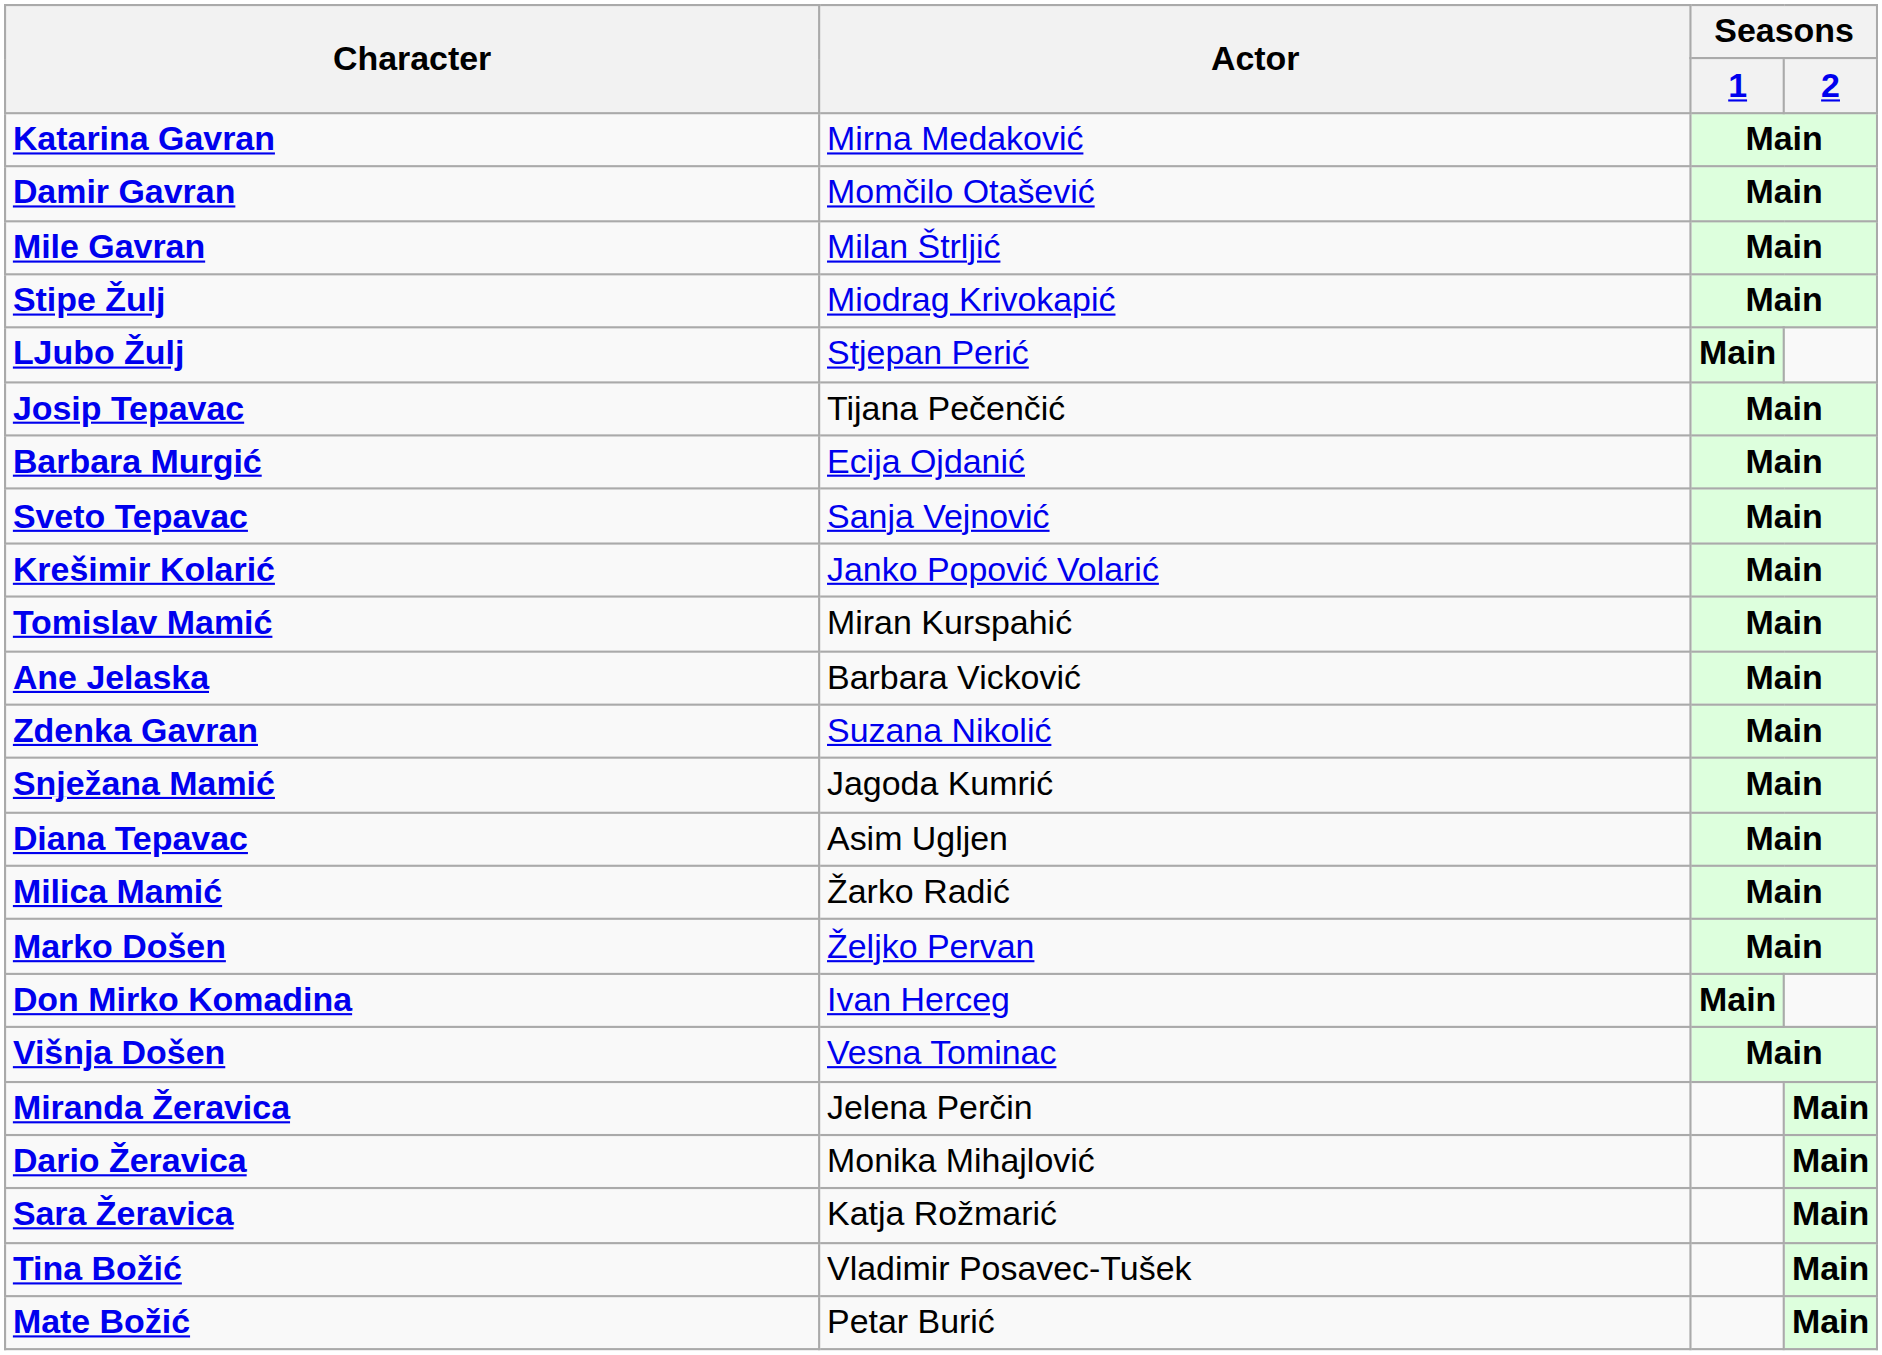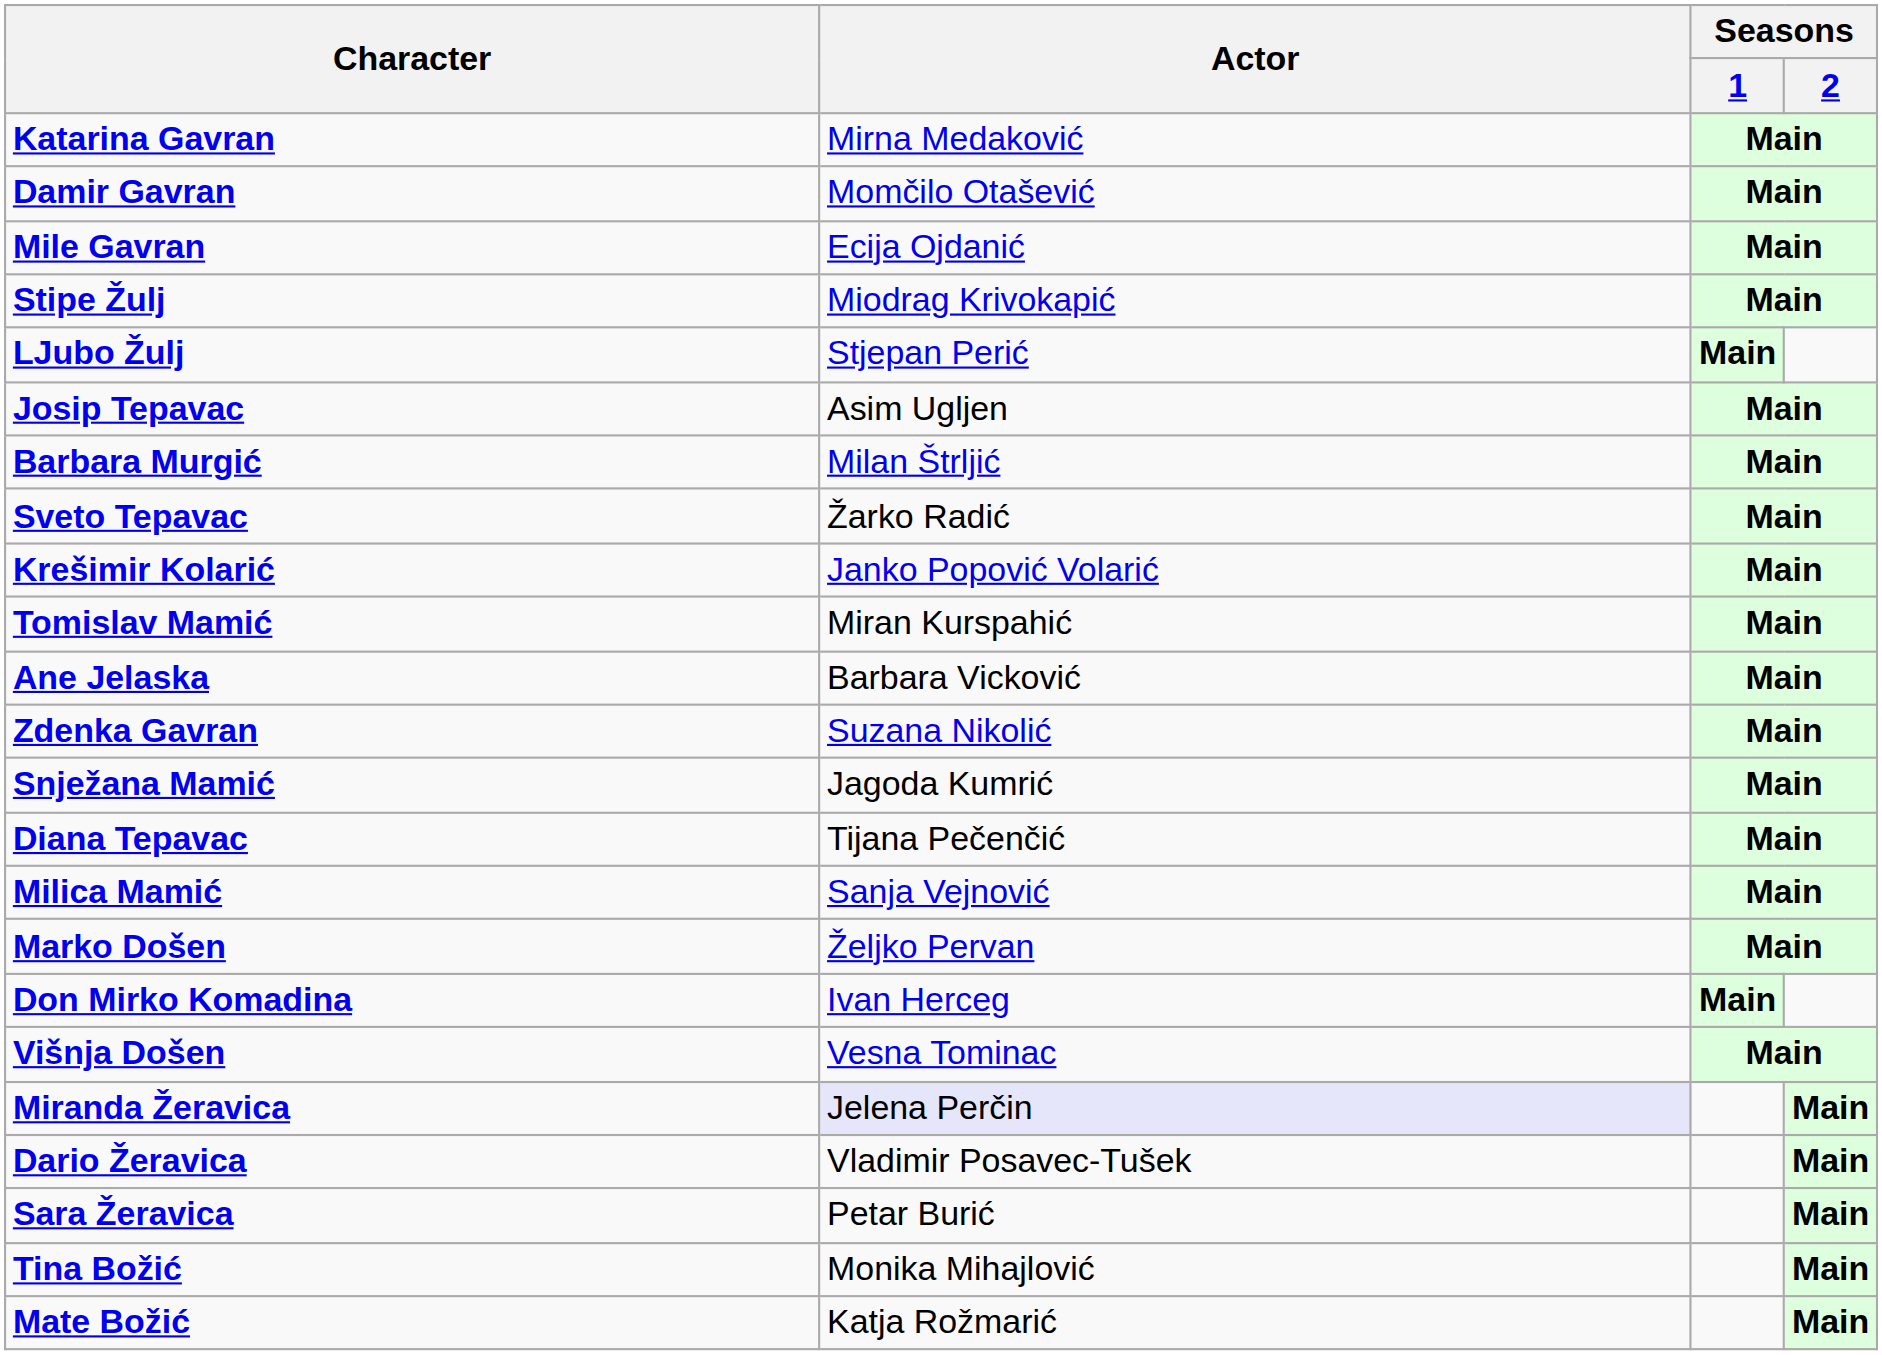(914, 246) Milan Štrljić -> (926, 246) Ecija Ojdanić
(946, 407) Tijana Pečenčić -> (918, 407) Asim Ugljen
(926, 461) Ecija Ojdanić -> (914, 461) Milan Štrljić
(938, 515) Sanja Vejnović -> (918, 515) Žarko Radić
(918, 838) Asim Ugljen -> (946, 838) Tijana Pečenčić
(918, 892) Žarko Radić -> (938, 892) Sanja Vejnović
(930, 1107) no background -> (930, 1107) lavender background
(961, 1161) Monika Mihajlović -> (1009, 1161) Vladimir Posavec-Tušek
(942, 1214) Katja Rožmarić -> (911, 1214) Petar Burić
(1009, 1268) Vladimir Posavec-Tušek -> (961, 1268) Monika Mihajlović
(911, 1322) Petar Burić -> (942, 1322) Katja Rožmarić
